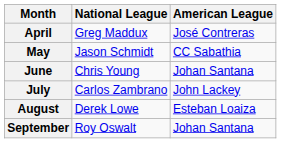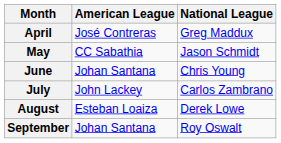columns swapped: (223, 14) <-> (121, 14)
